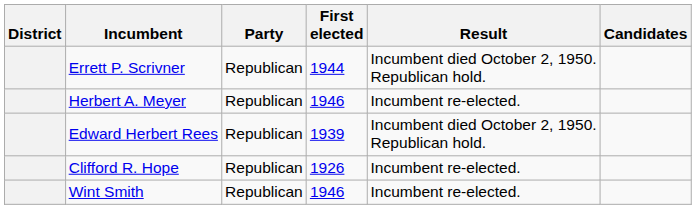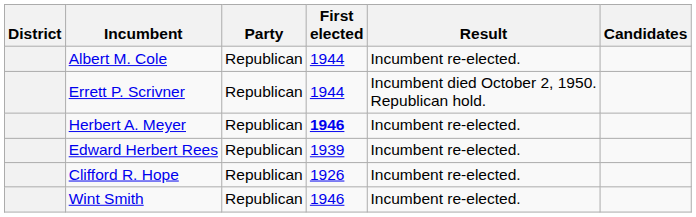+ row: (118, 58)
(327, 100) normal -> (327, 125) bold
(484, 134) Incumbent died October 2, 1950. Republican hold. -> (446, 150) Incumbent re-elected.
